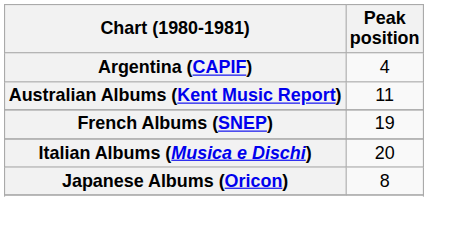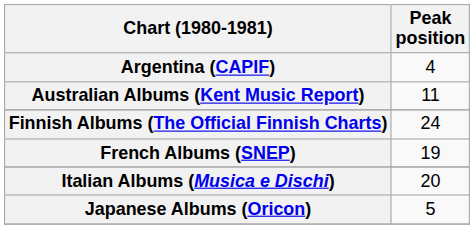+ row: (198, 124)
(385, 180) 8 -> (430, 209) 5
